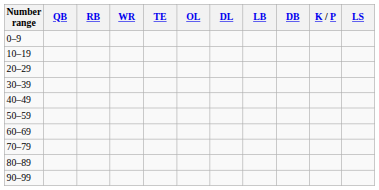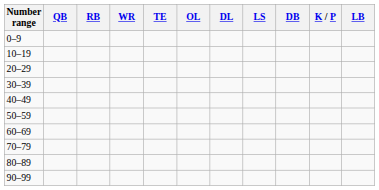columns swapped: (260, 17) <-> (358, 17)
